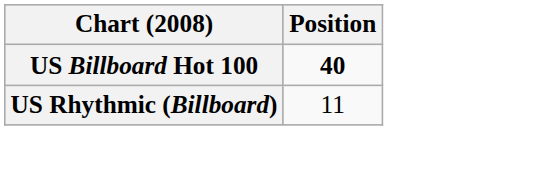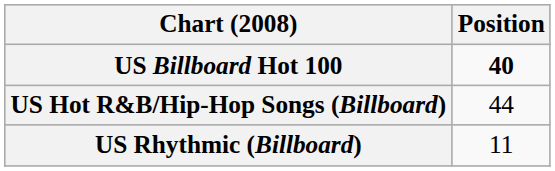+ row: (228, 104)
